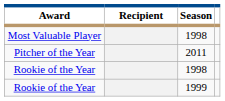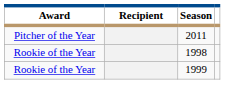- row: (54, 35)
